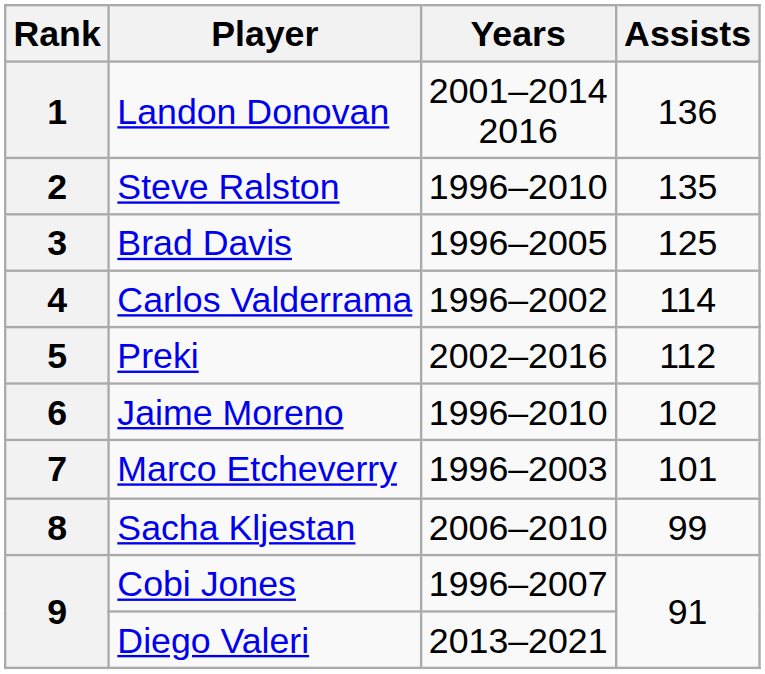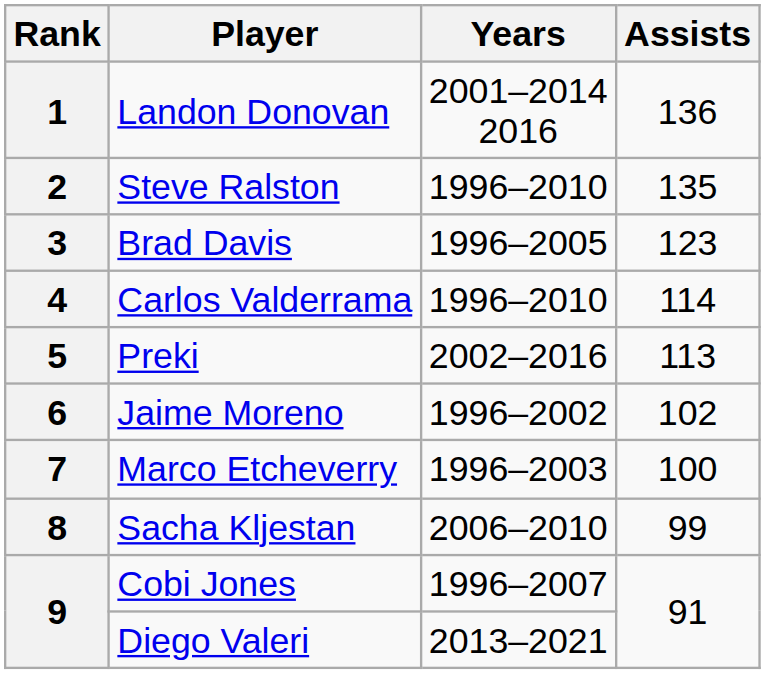(688, 243) 125 -> (688, 243) 123
(518, 300) 1996–2002 -> (518, 300) 1996–2010
(688, 356) 112 -> (688, 356) 113
(518, 413) 1996–2010 -> (518, 413) 1996–2002
(688, 469) 101 -> (688, 469) 100
